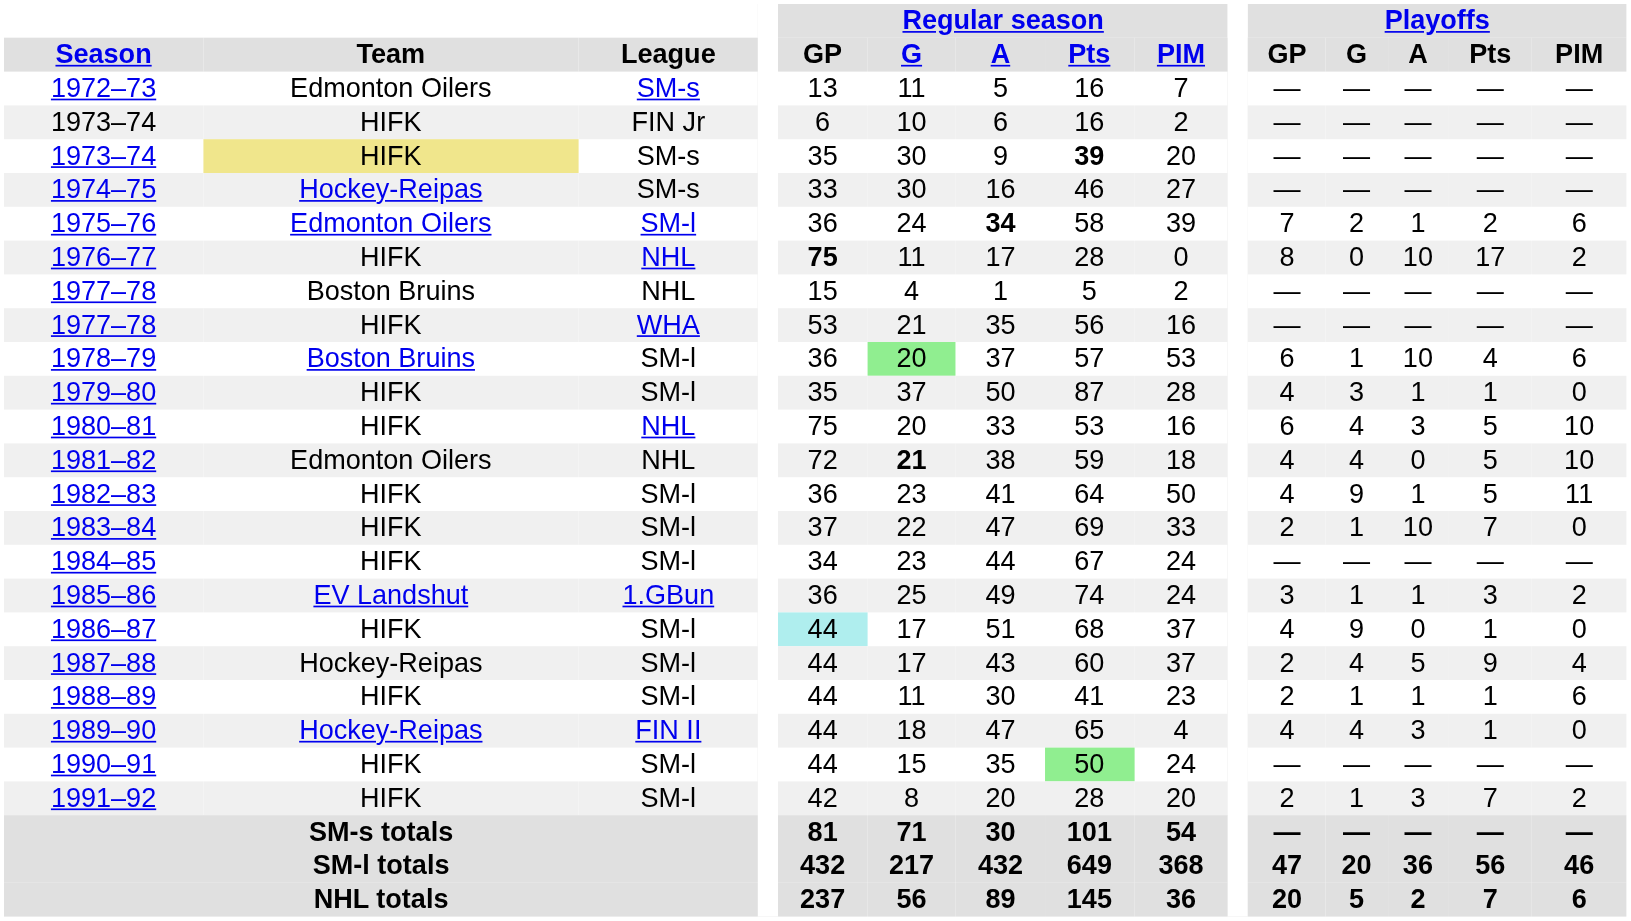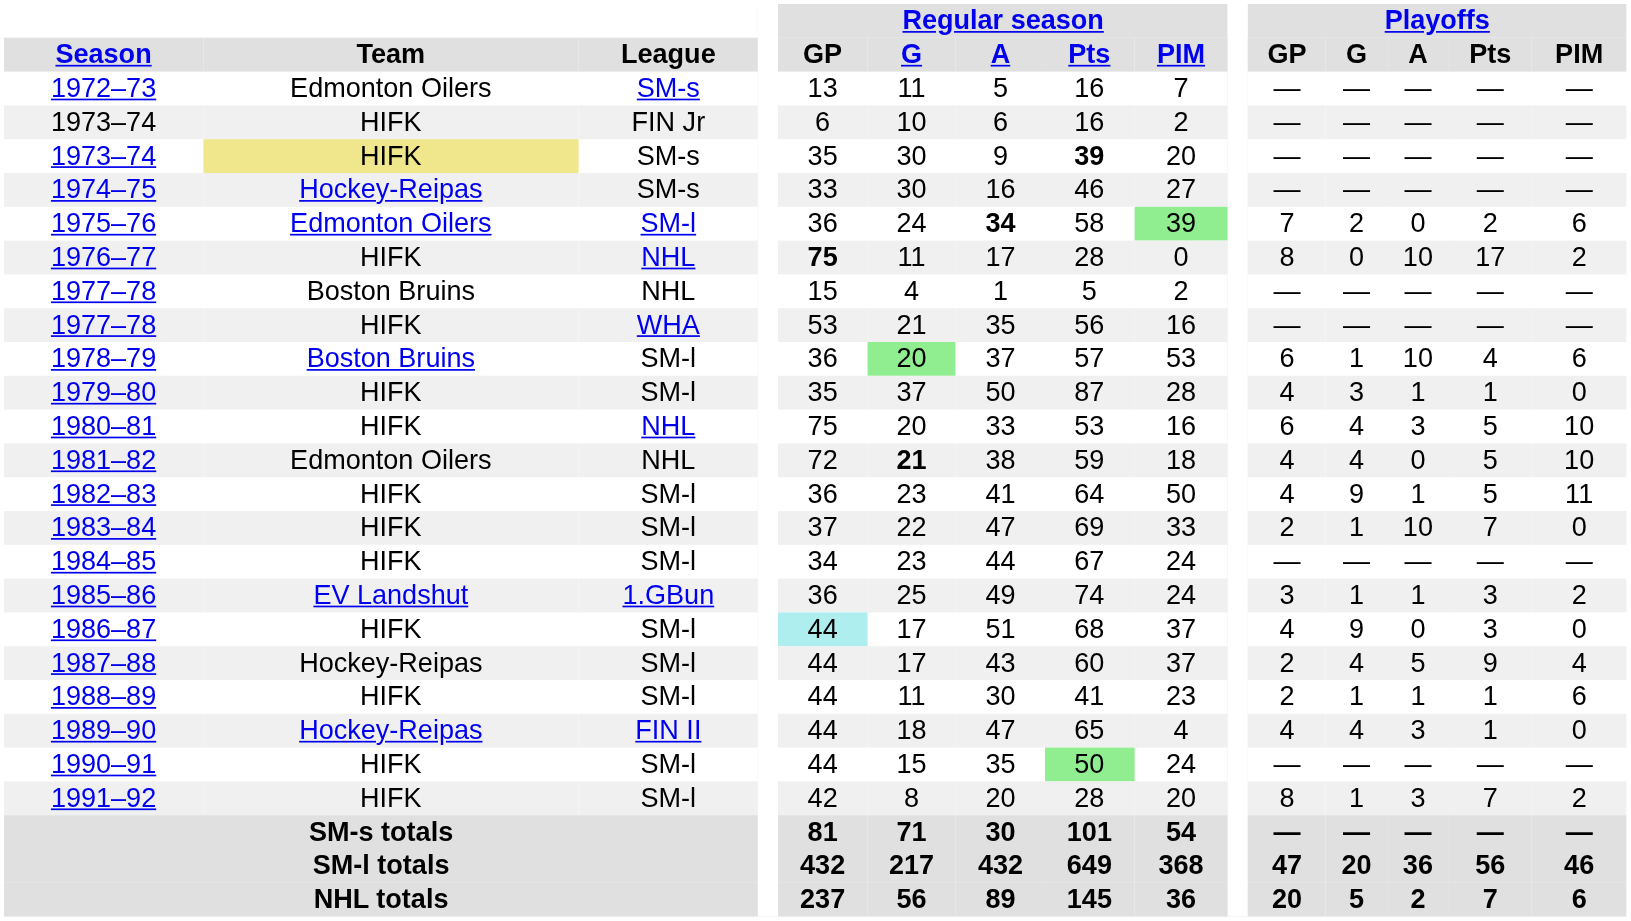(1181, 223) no background -> (1181, 223) lightgreen background
(1418, 223) 1 -> (1418, 223) 0
(1490, 628) 1 -> (1490, 628) 3
(1287, 797) 2 -> (1287, 797) 8
